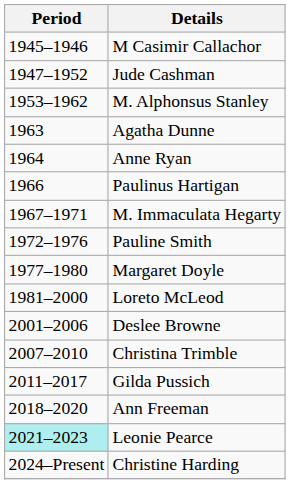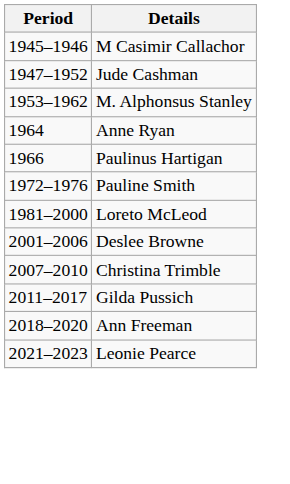- row: (164, 130)
- row: (197, 213)
- row: (168, 269)
(48, 437) paleturquoise background -> (48, 353) no background
- row: (176, 465)
